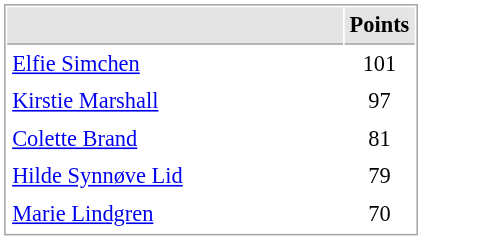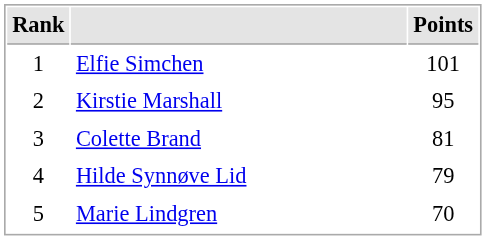+ column: (38, 24)
(379, 101) 97 -> (443, 101) 95
